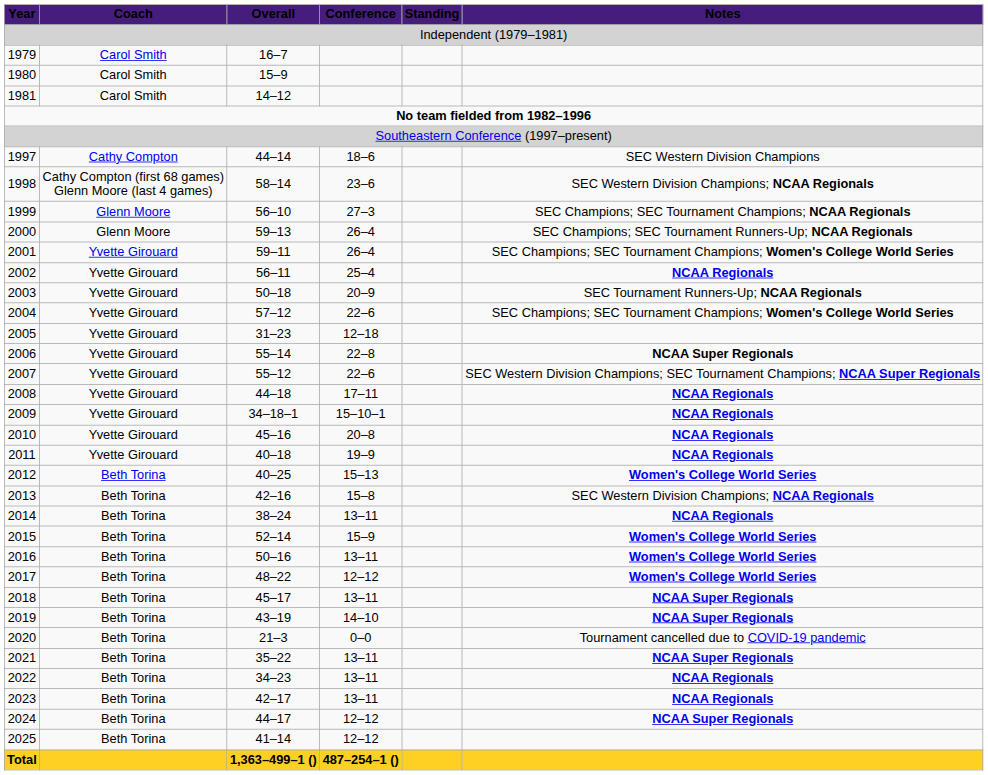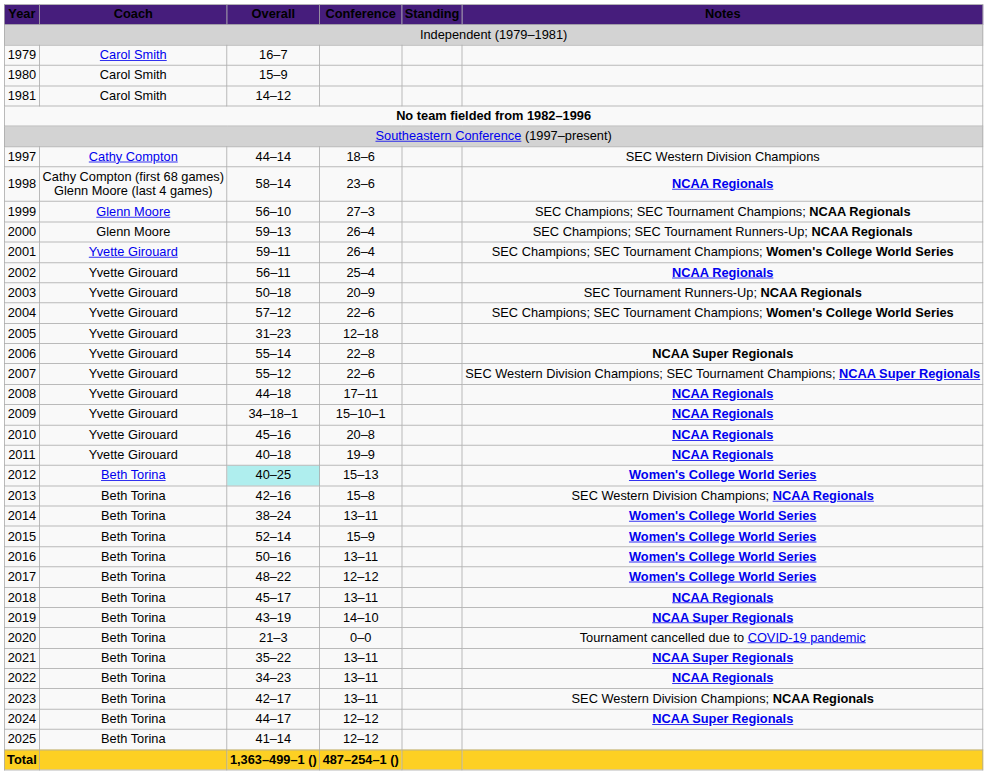(723, 184) SEC Western Division Champions; NCAA Regionals -> (723, 184) NCAA Regionals
(273, 475) no background -> (273, 475) paleturquoise background
(723, 516) NCAA Regionals -> (723, 516) Women's College World Series
(723, 597) NCAA Super Regionals -> (723, 597) NCAA Regionals
(723, 698) NCAA Regionals -> (723, 698) SEC Western Division Champions; NCAA Regionals
